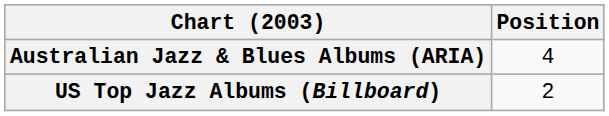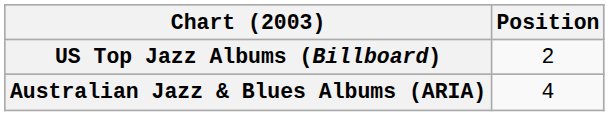rows swapped: (248, 57) <-> (248, 92)
